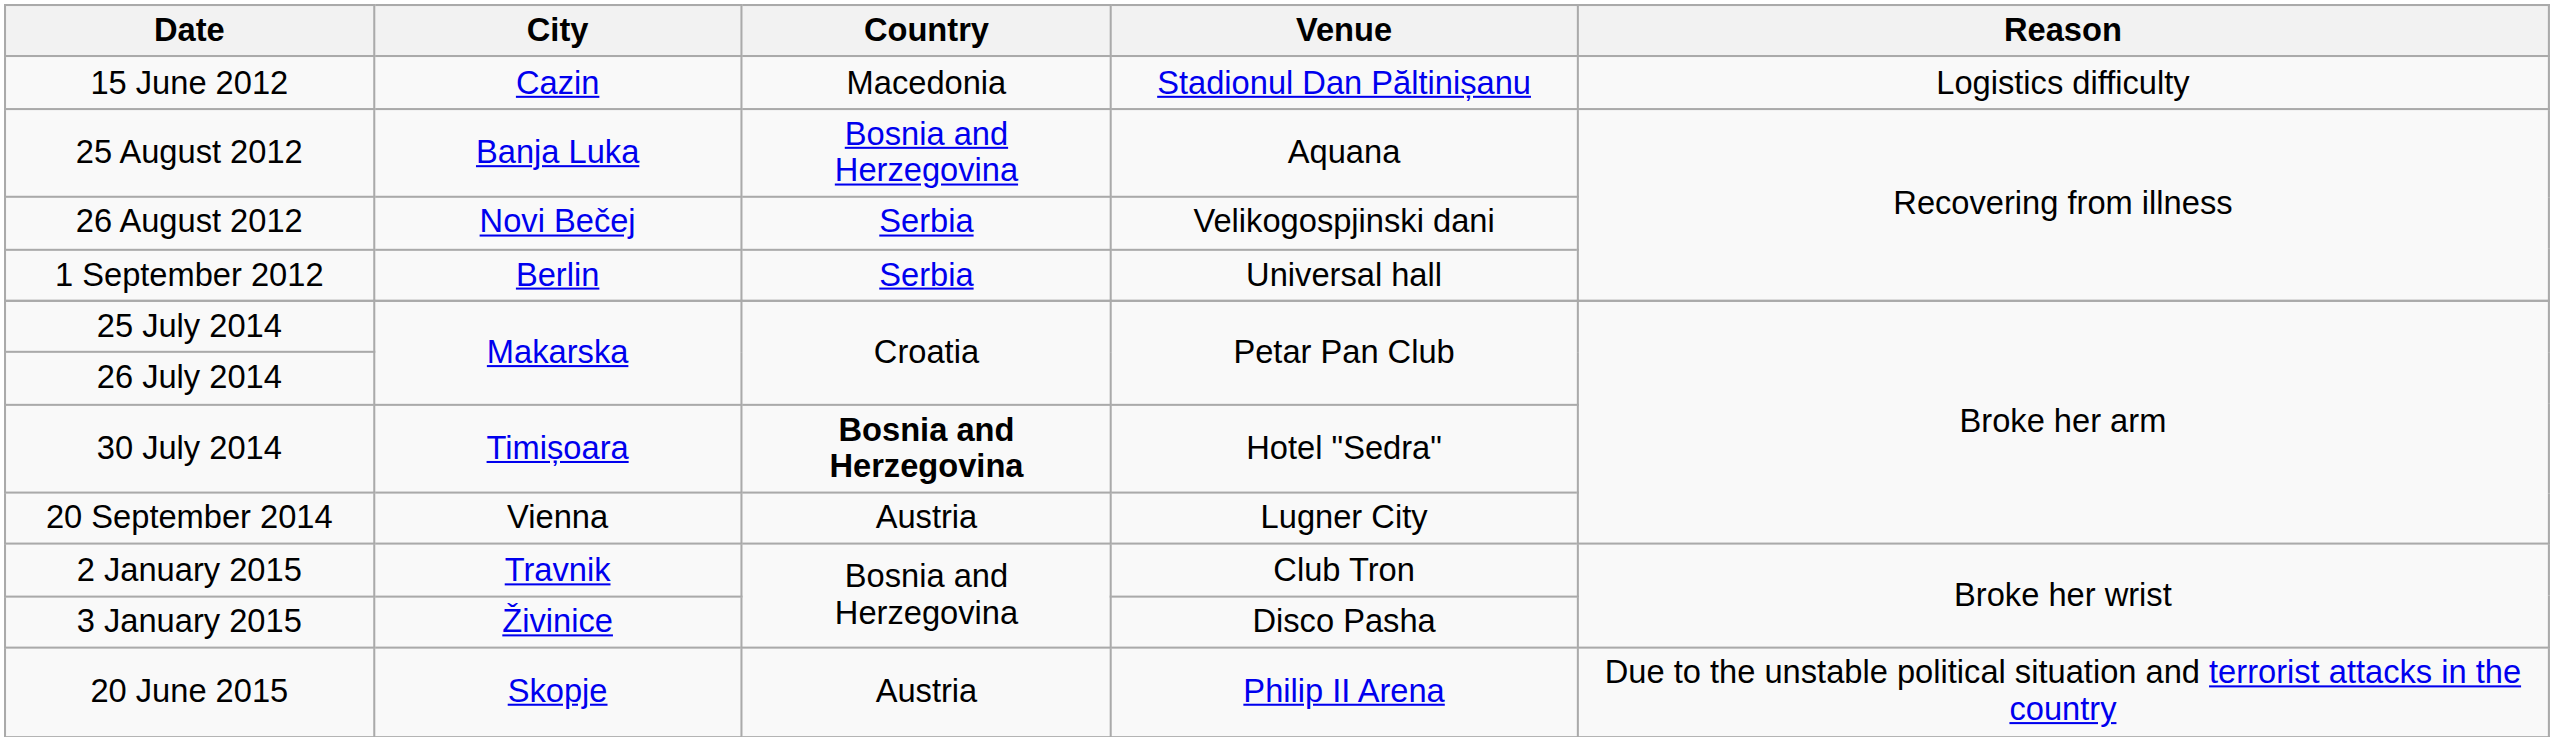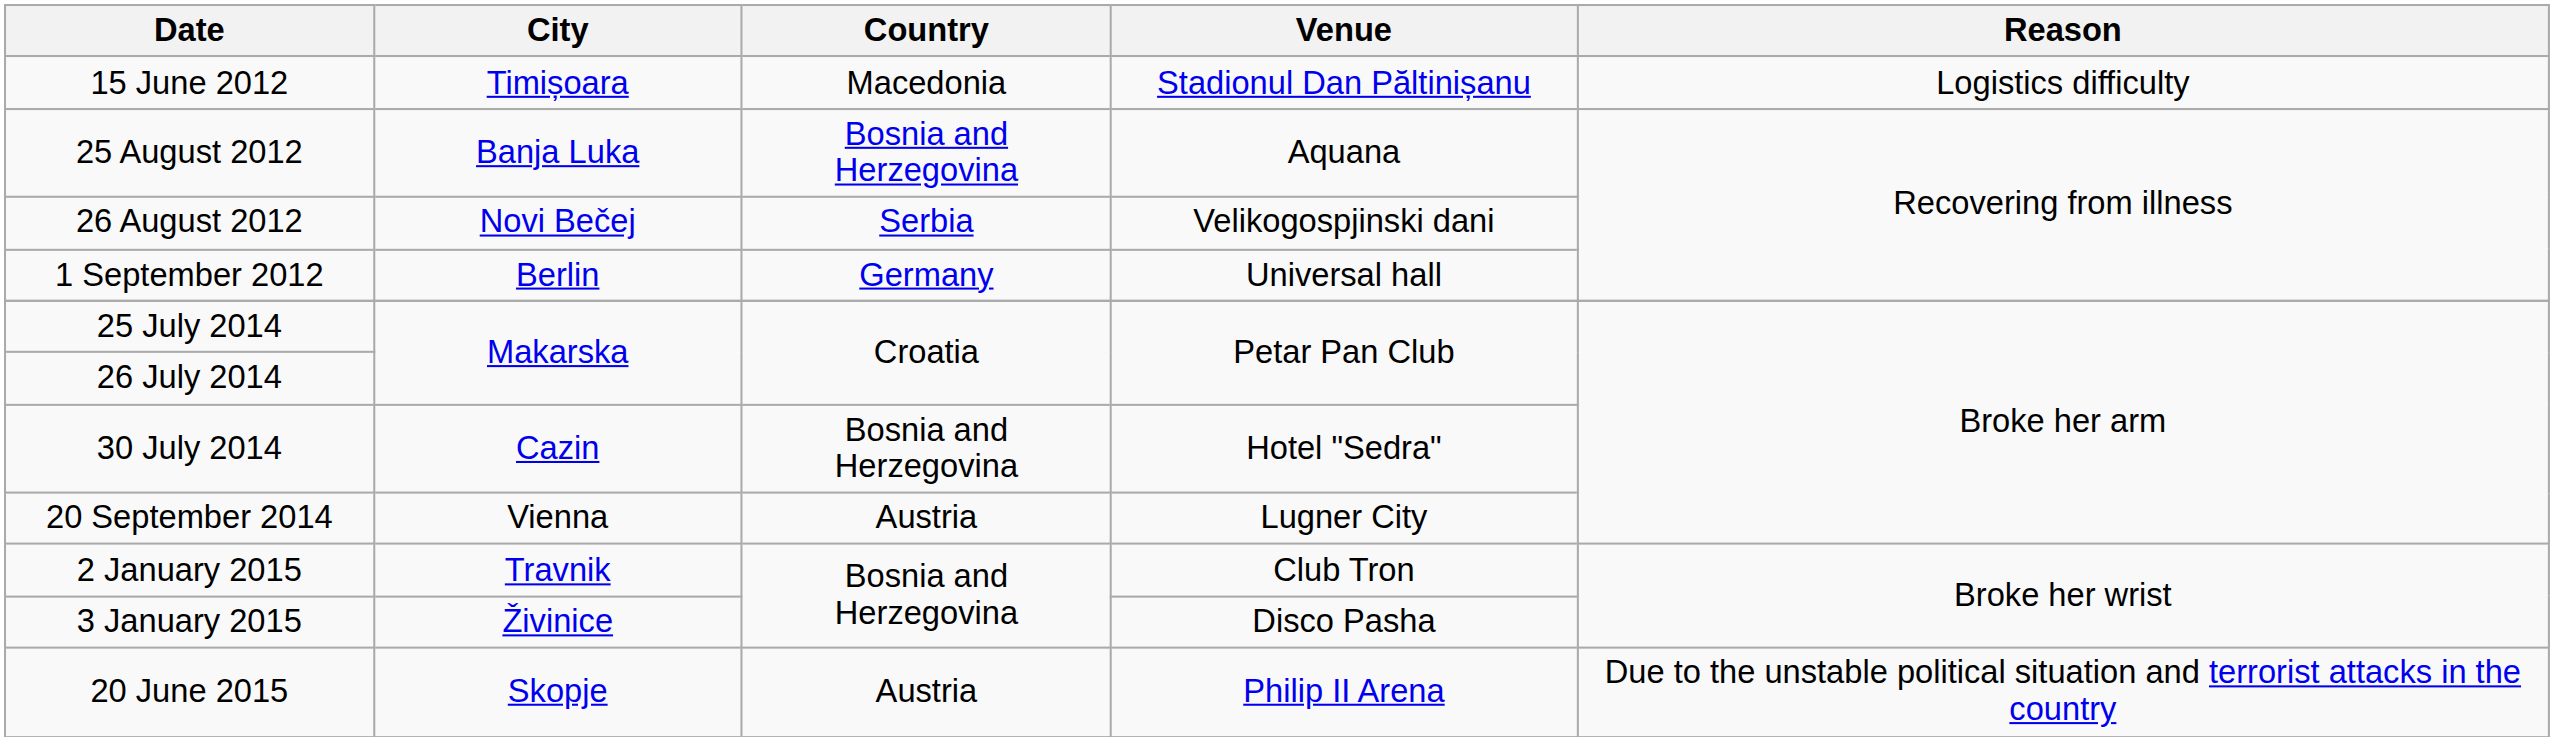(558, 82) Cazin -> (558, 82) Timișoara
(926, 274) Serbia -> (926, 274) Germany
(558, 447) Timișoara -> (558, 447) Cazin
(926, 447) bold -> (926, 447) normal
